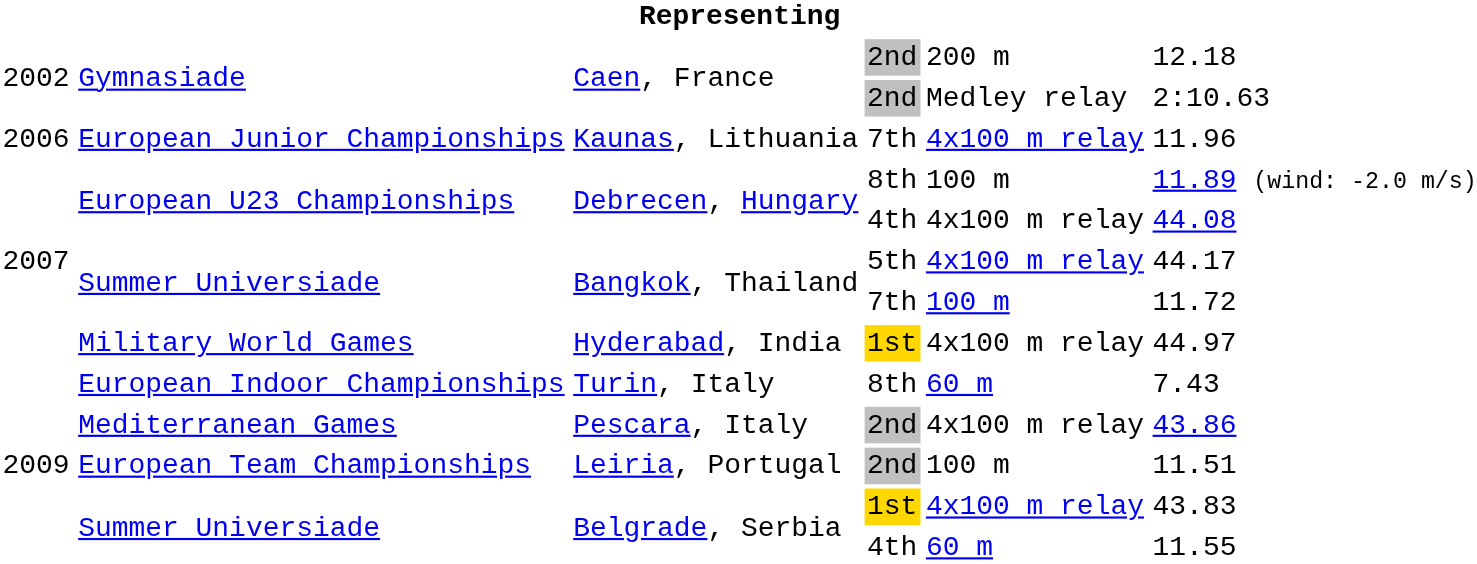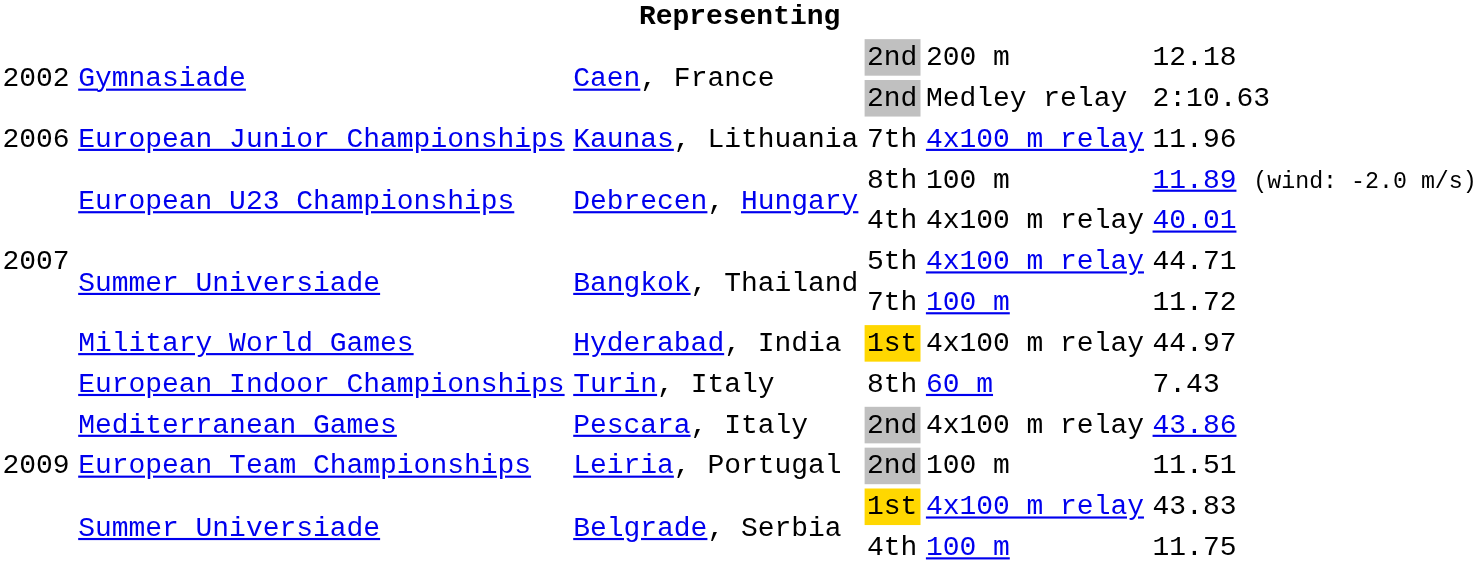(1195, 221) 44.08 -> (1195, 221) 40.01
(1195, 262) 44.17 -> (1195, 262) 44.71
(959, 548) 60 m -> (968, 548) 100 m
(1195, 548) 11.55 -> (1195, 548) 11.75
